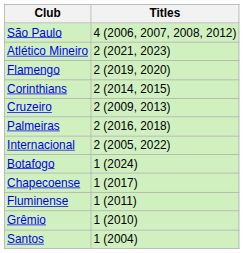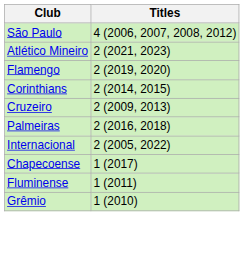- row: (31, 164)
- row: (26, 239)
